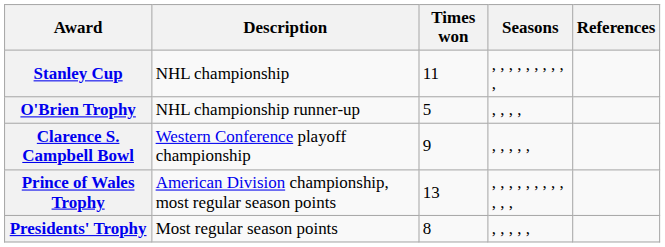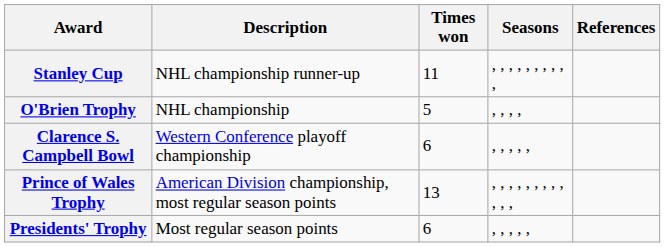(222, 73) NHL championship -> (258, 73) NHL championship runner-up
(258, 109) NHL championship runner-up -> (222, 109) NHL championship
(427, 146) 9 -> (427, 146) 6
(427, 228) 8 -> (427, 228) 6
